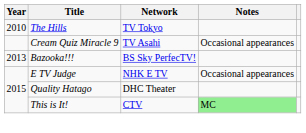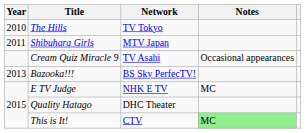+ row: (62, 43)
(247, 74) Occasional appearances -> (208, 89) MC
